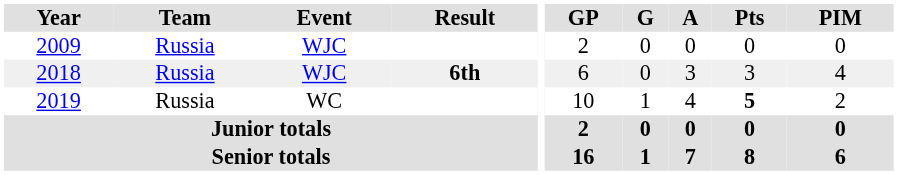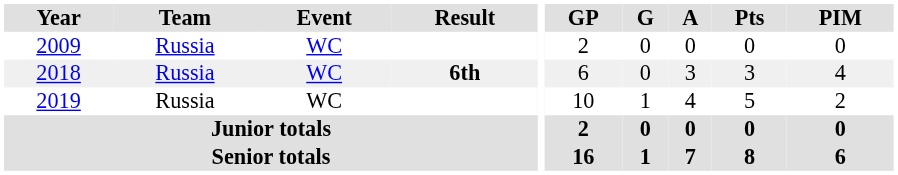(324, 45) WJC -> (324, 45) WC
(324, 73) WJC -> (324, 73) WC
(750, 101) bold -> (750, 101) normal
